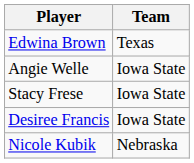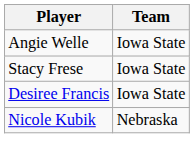- row: (57, 42)
